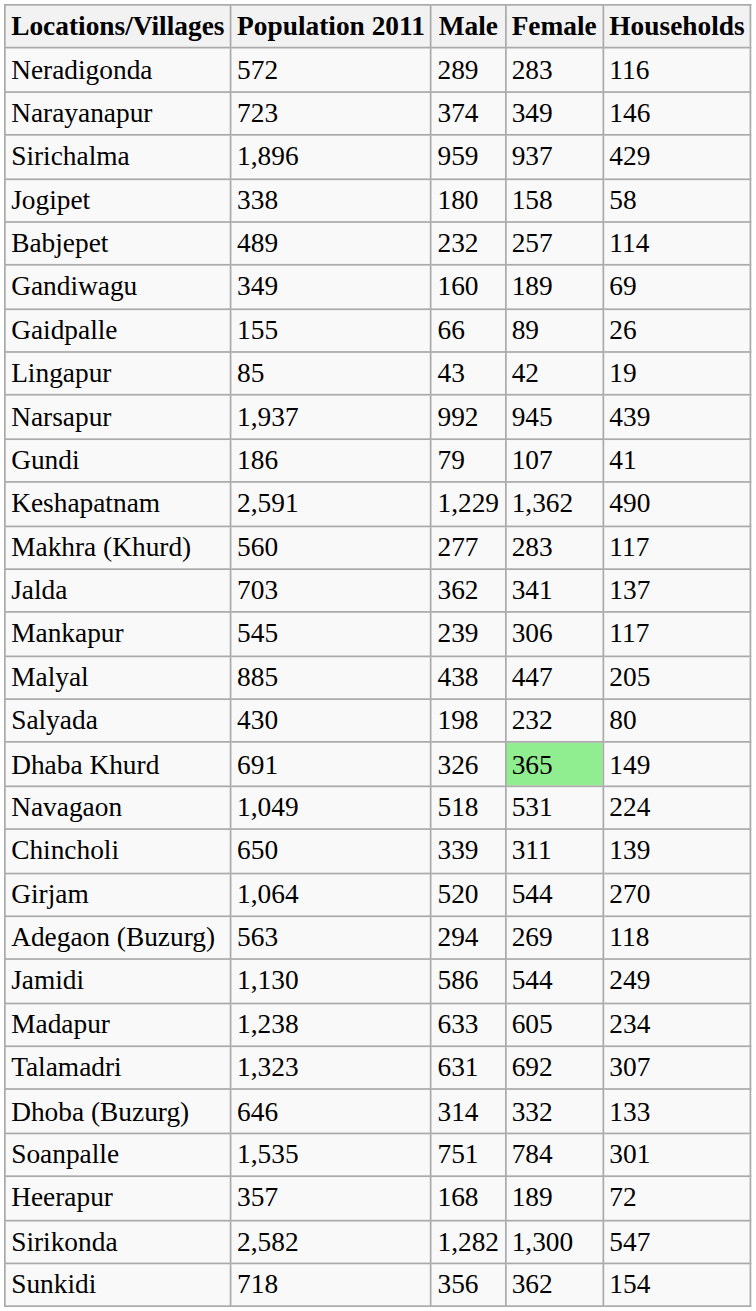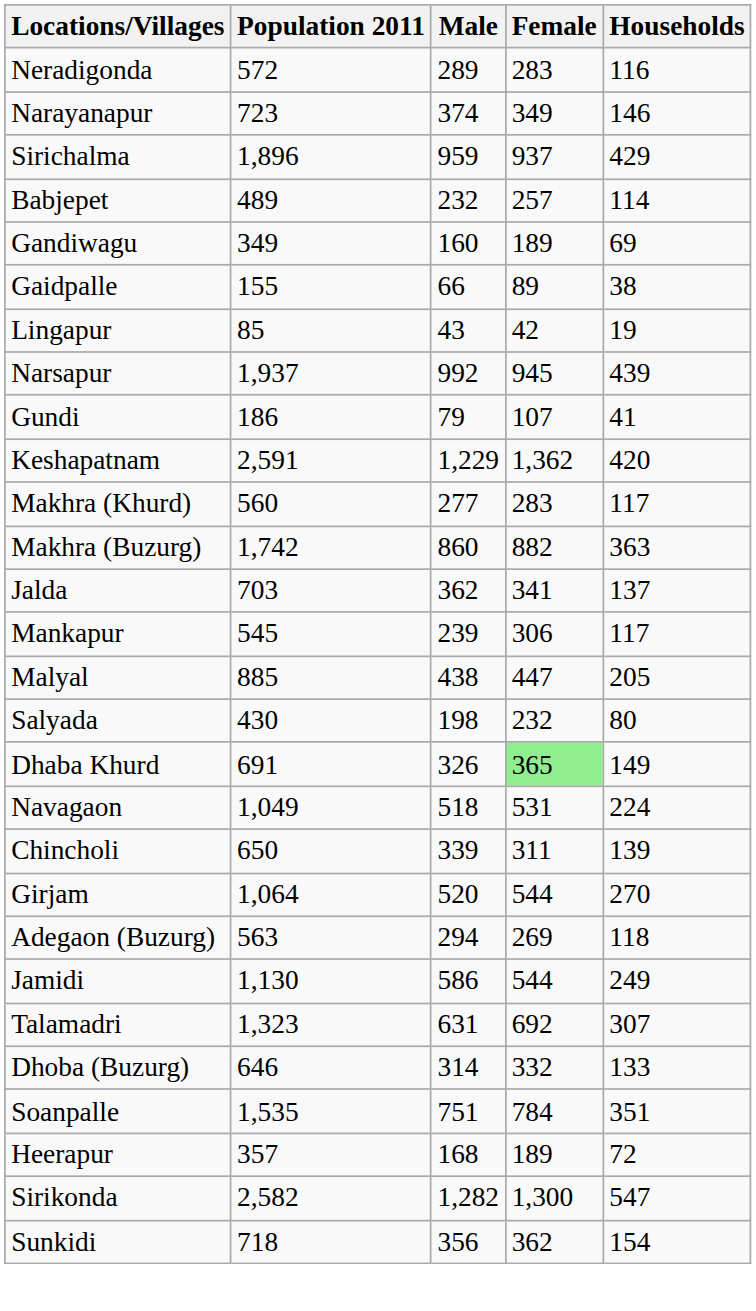- row: (51, 199)
(623, 329) 26 -> (623, 286) 38
(630, 503) 490 -> (630, 460) 420
+ row: (106, 546)
- row: (61, 1024)
(630, 1154) 301 -> (630, 1110) 351
